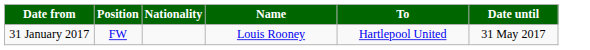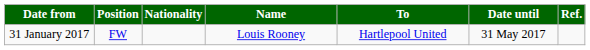+ column: (572, 14)
